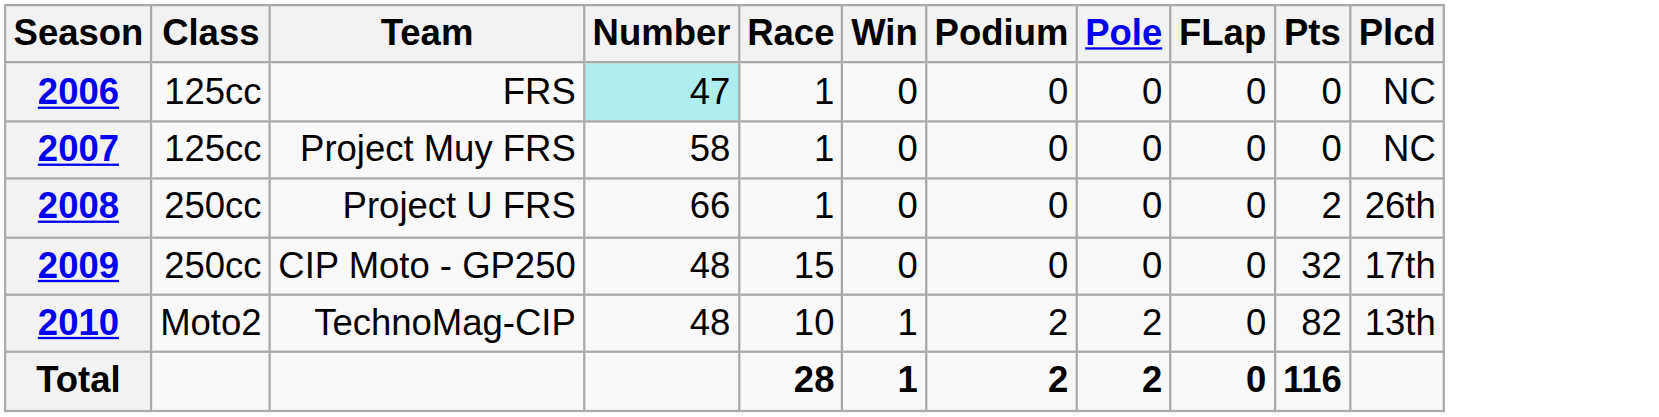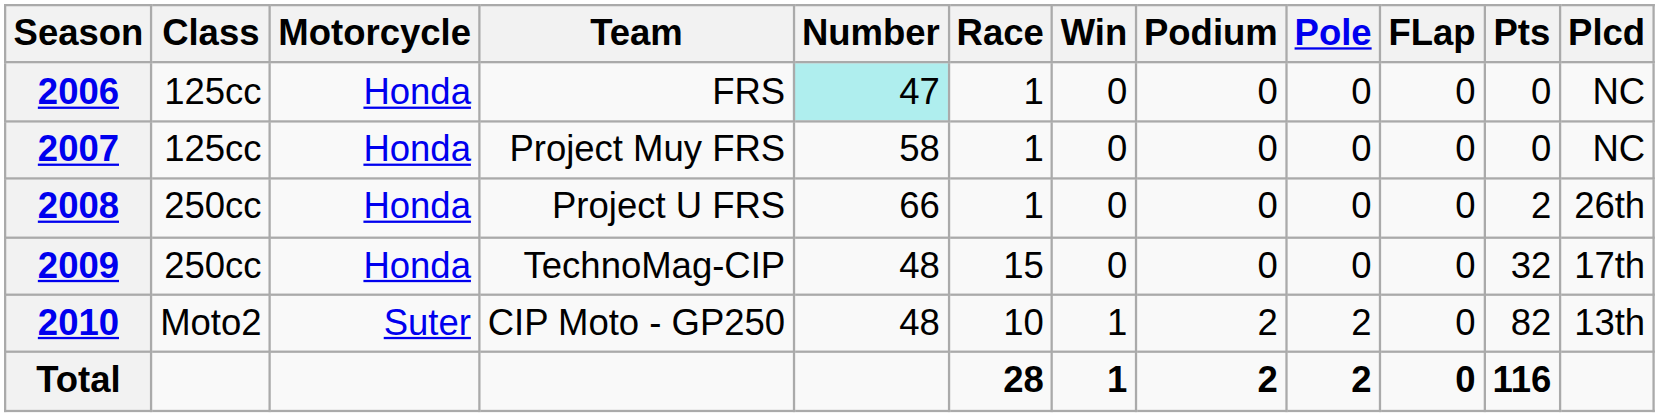+ column: (375, 33)
(427, 264) CIP Moto - GP250 -> (654, 264) TechnoMag-CIP
(445, 322) TechnoMag-CIP -> (636, 322) CIP Moto - GP250
